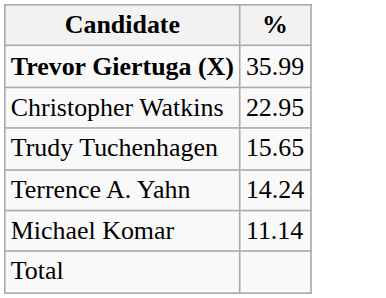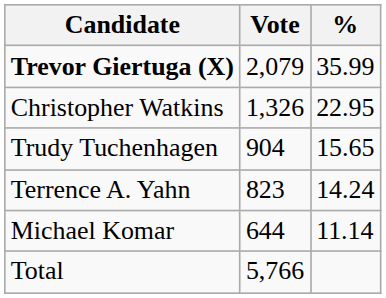+ column: (275, 25)
